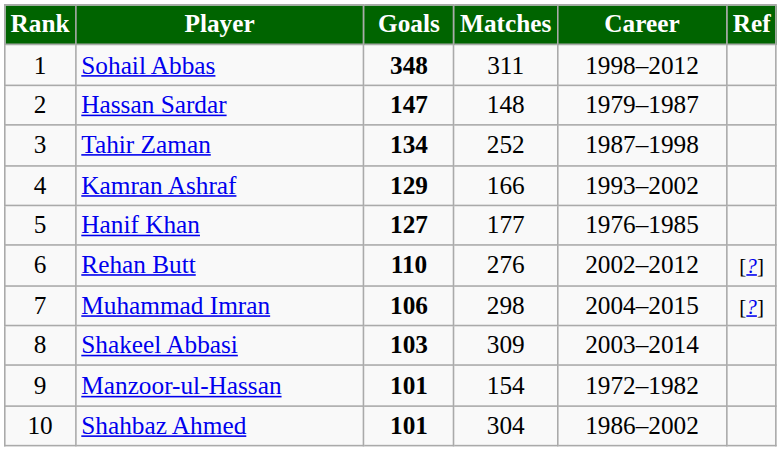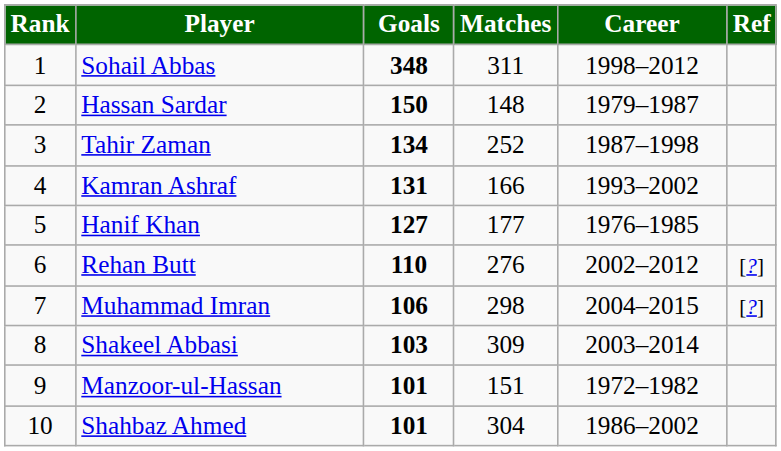(409, 104) 147 -> (409, 104) 150
(409, 184) 129 -> (409, 184) 131
(506, 385) 154 -> (506, 385) 151
